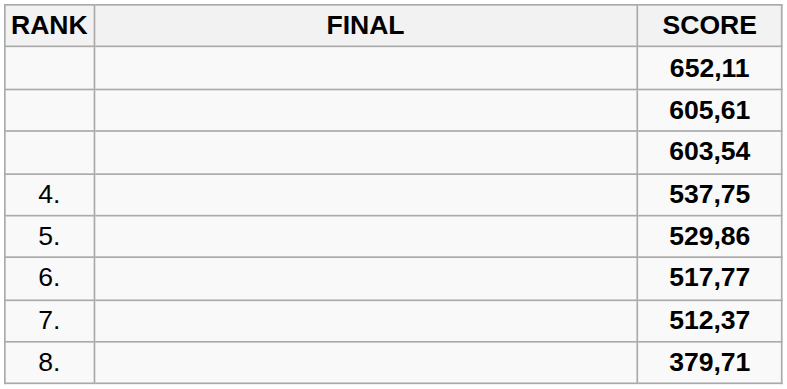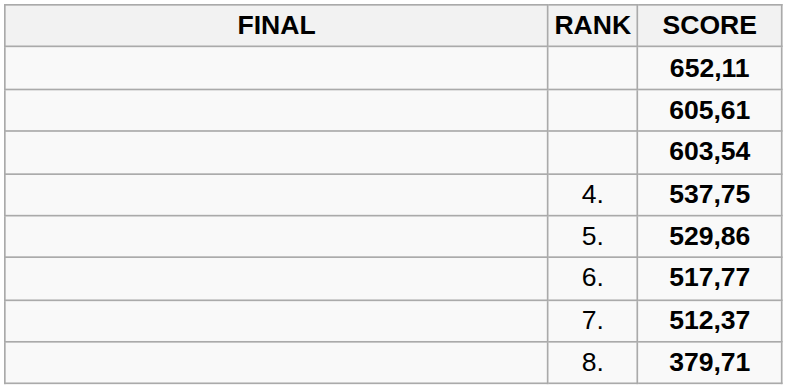columns swapped: (49, 25) <-> (366, 25)
